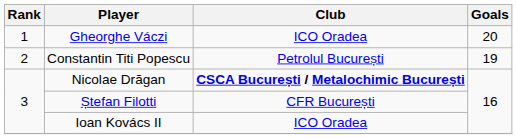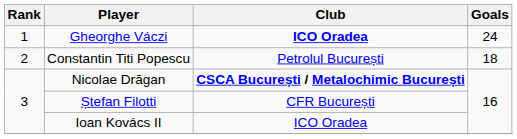(330, 36) normal -> (331, 36) bold
(490, 36) 20 -> (490, 36) 24
(490, 58) 19 -> (490, 58) 18
